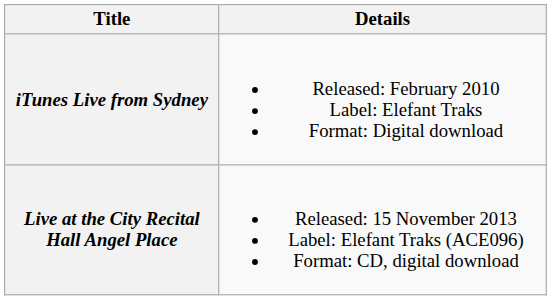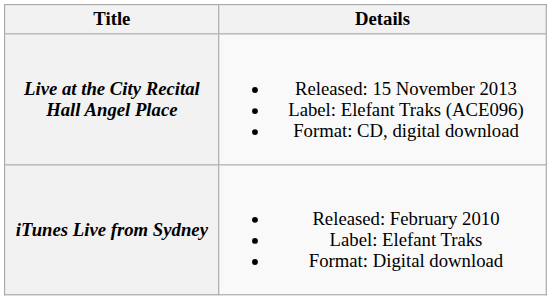rows swapped: (112, 99) <-> (112, 229)
